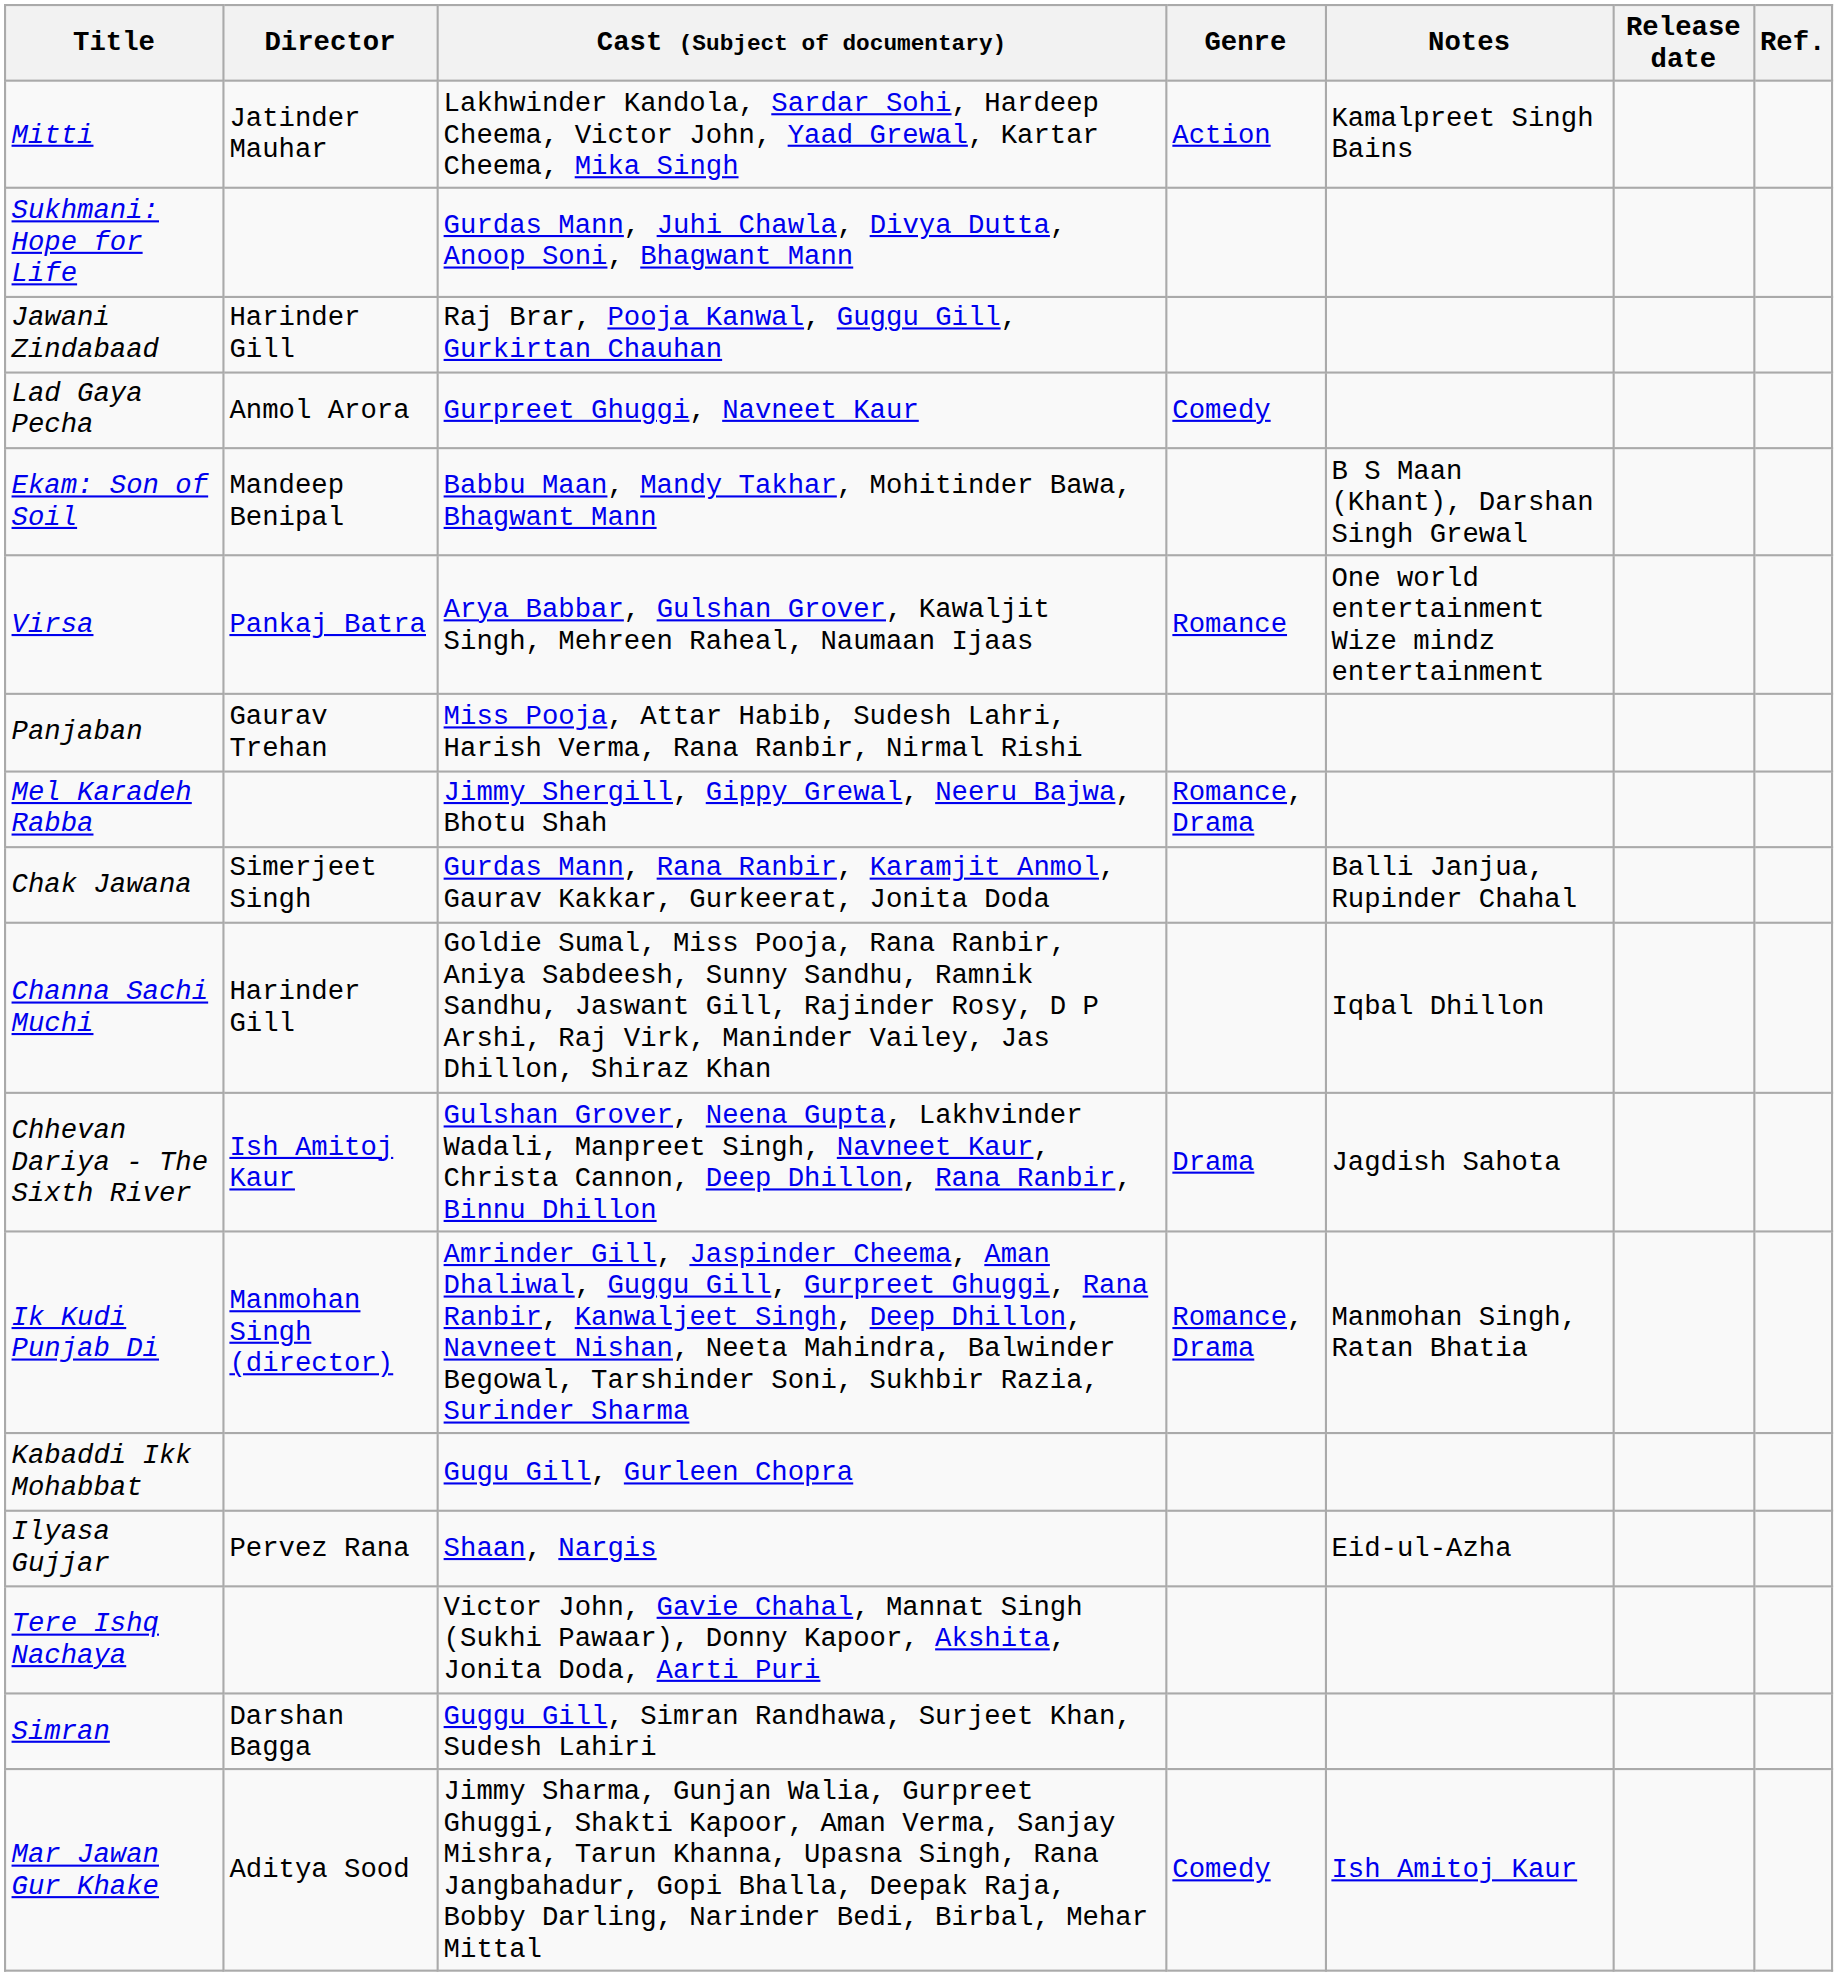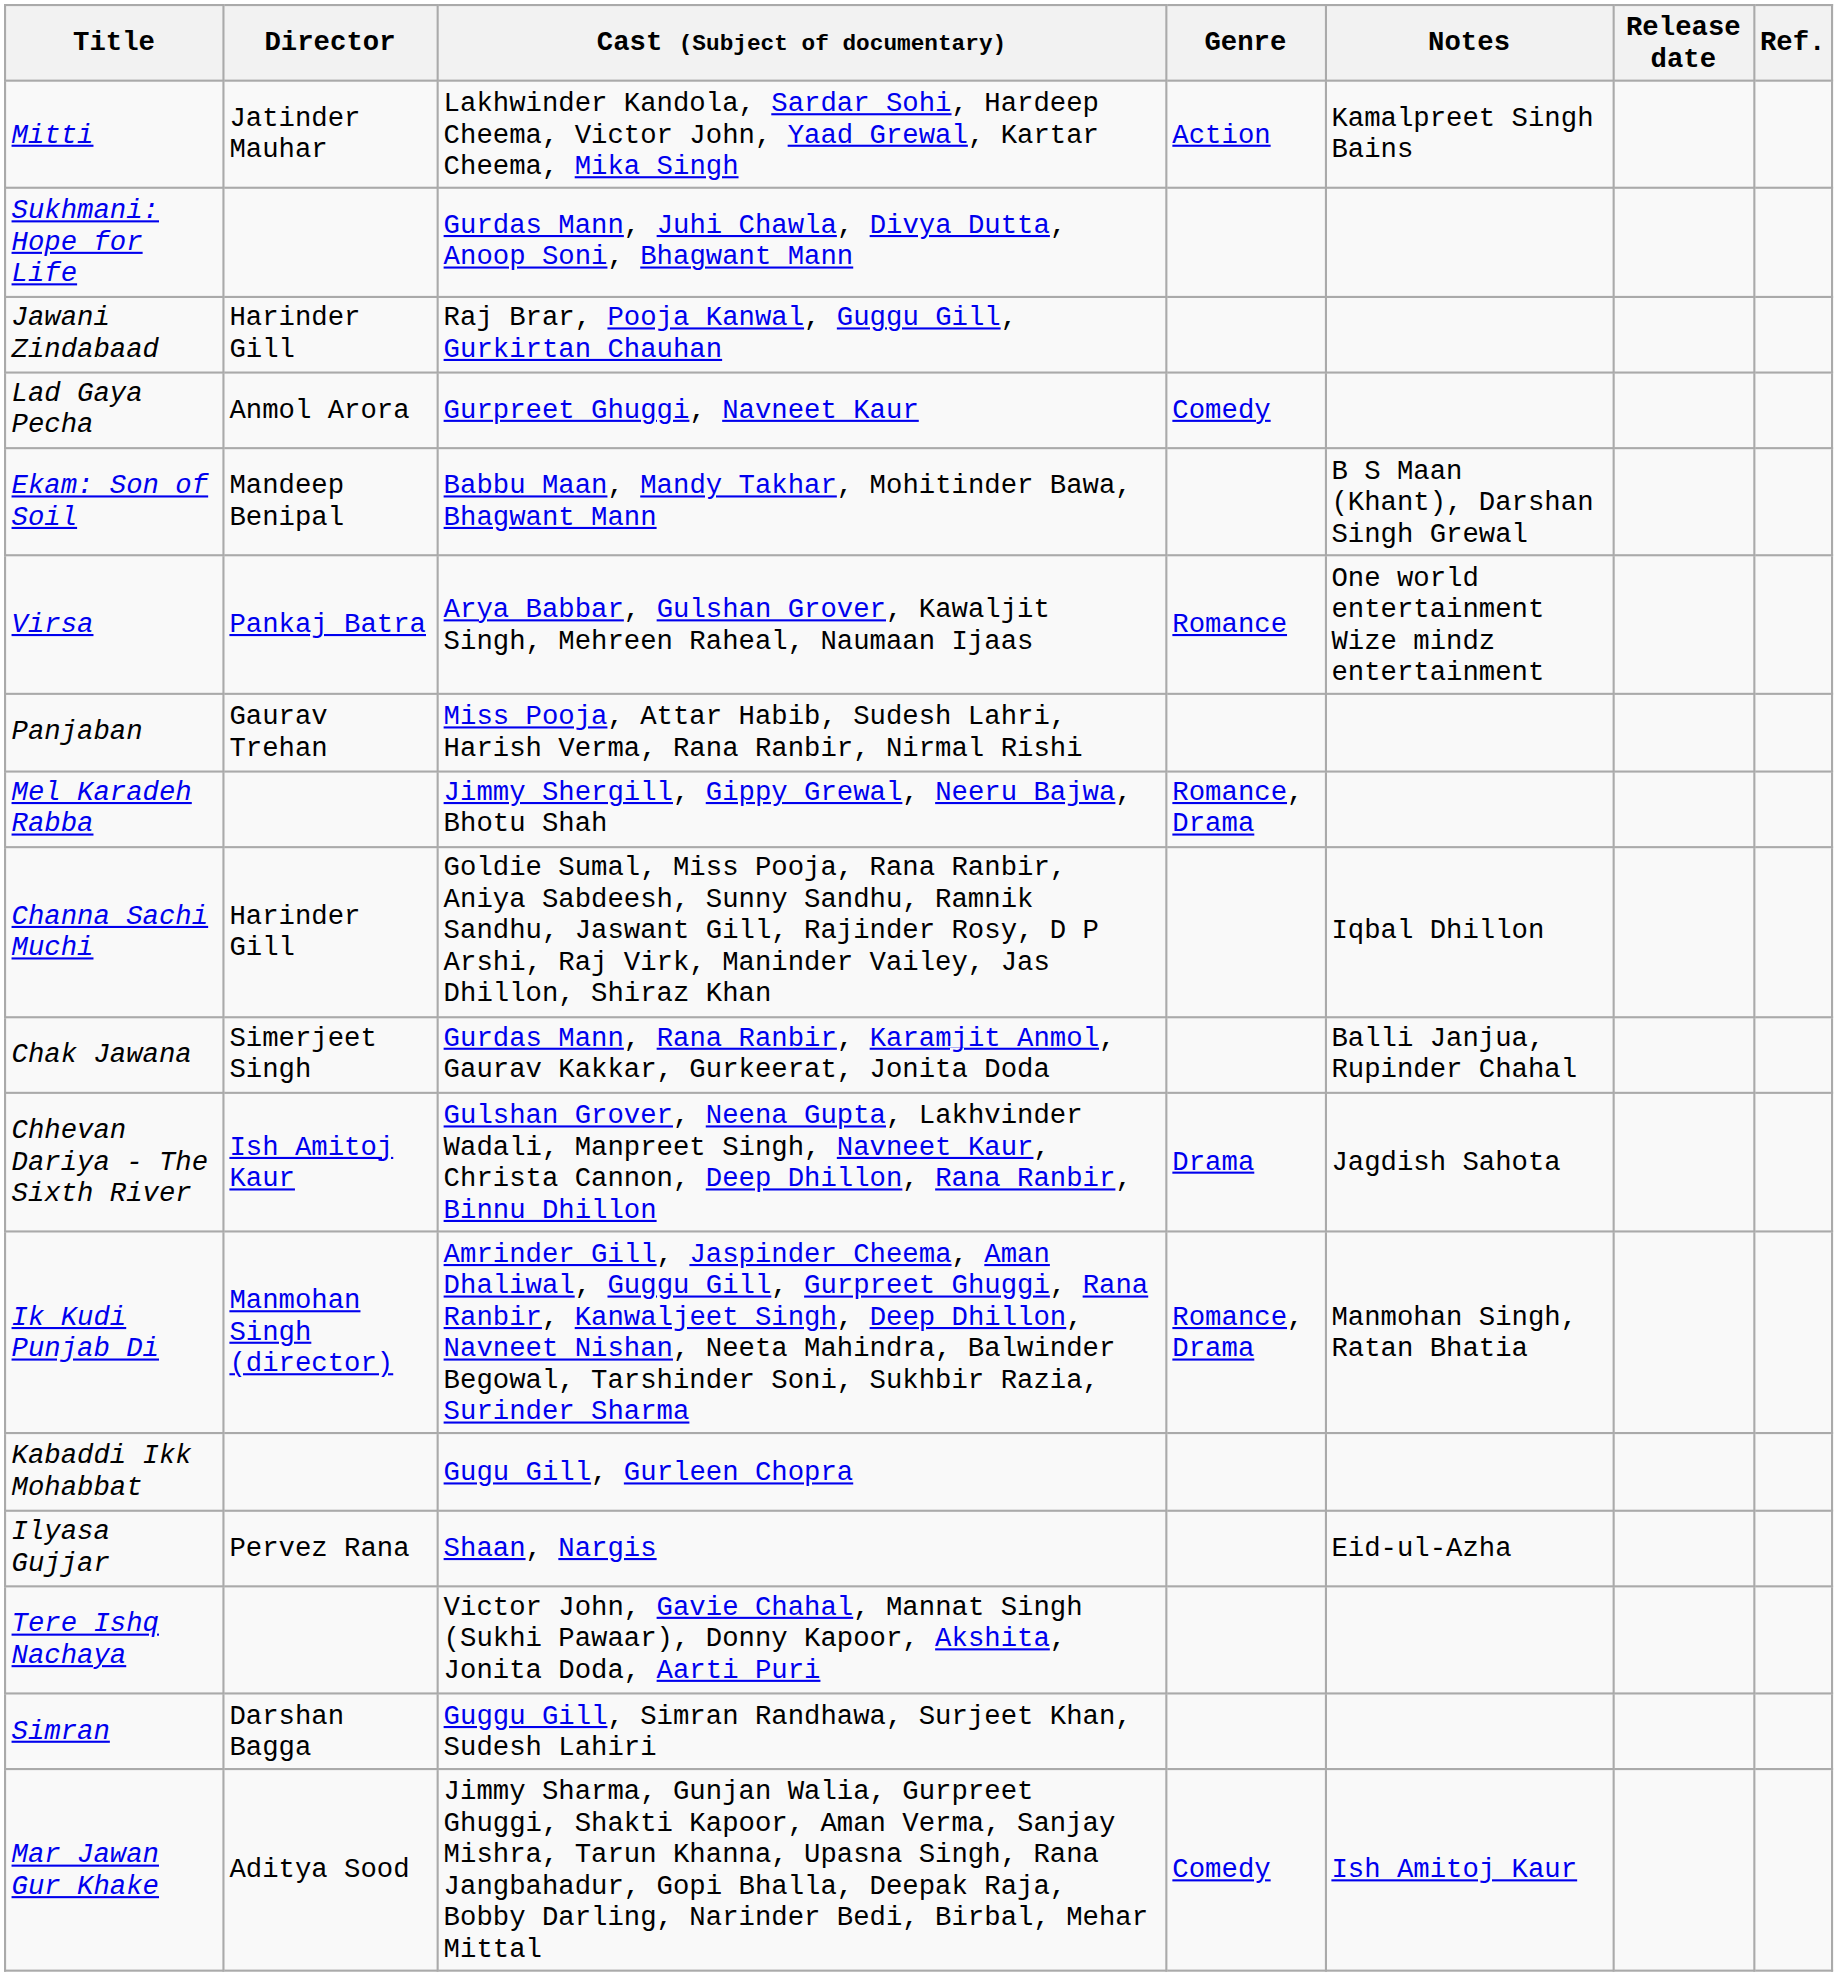rows swapped: (110, 1008) <-> (102, 884)
